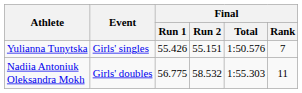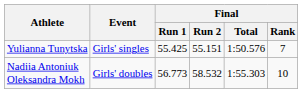(172, 49) 55.426 -> (172, 49) 55.425
(172, 73) 56.775 -> (172, 73) 56.773
(283, 73) 11 -> (283, 73) 10
